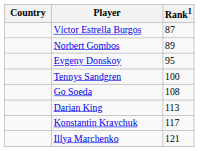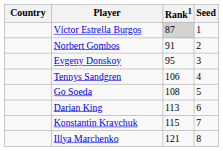+ column: (206, 13)
(170, 30) no background -> (170, 30) lightgrey background
(170, 45) 89 -> (170, 45) 91
(172, 76) 100 -> (172, 76) 106
(172, 123) 117 -> (172, 123) 115
